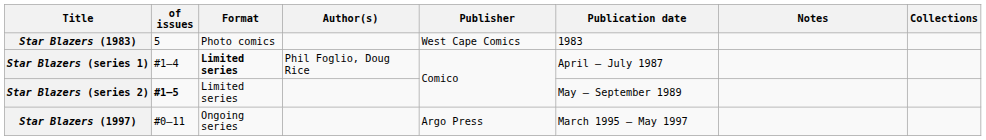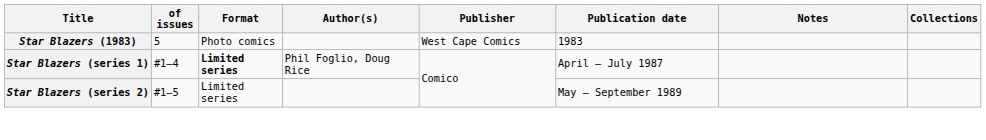(166, 93) bold -> (166, 93) normal
- row: (78, 121)
